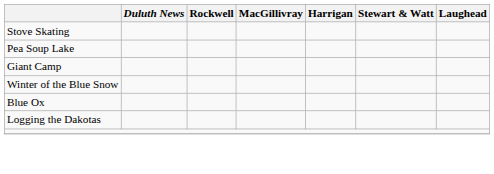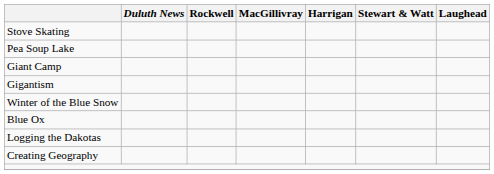+ row: (30, 84)
+ row: (52, 155)
